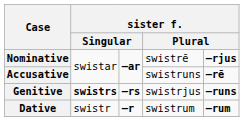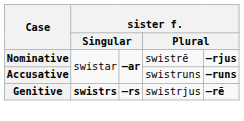(215, 75) –rē -> (221, 75) –runs
(221, 92) –runs -> (215, 92) –rē
- row: (38, 108)
